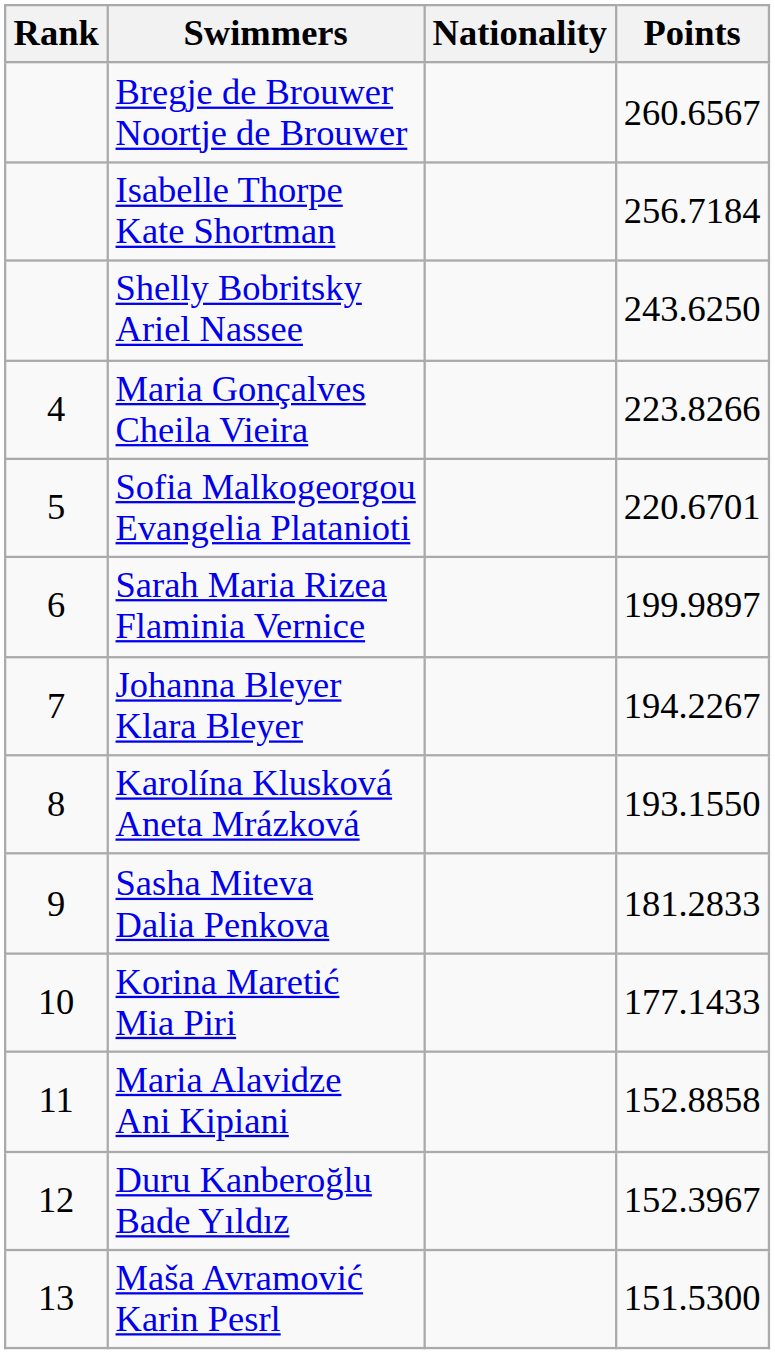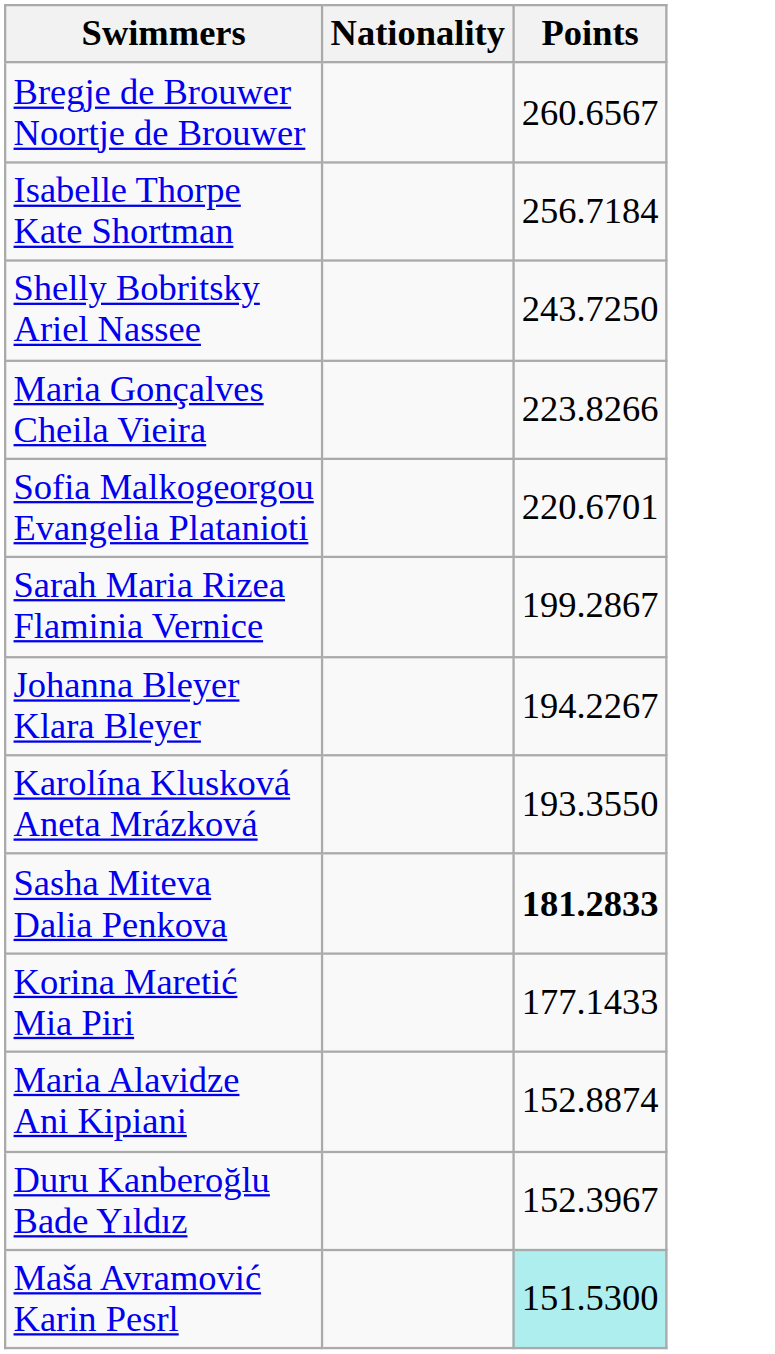- column: (56, 33)
(692, 309) 243.6250 -> (590, 309) 243.7250
(692, 606) 199.9897 -> (590, 606) 199.2867
(692, 804) 193.1550 -> (590, 804) 193.3550
(692, 902) normal -> (590, 902) bold
(692, 1100) 152.8858 -> (590, 1100) 152.8874
(692, 1298) no background -> (590, 1298) paleturquoise background
